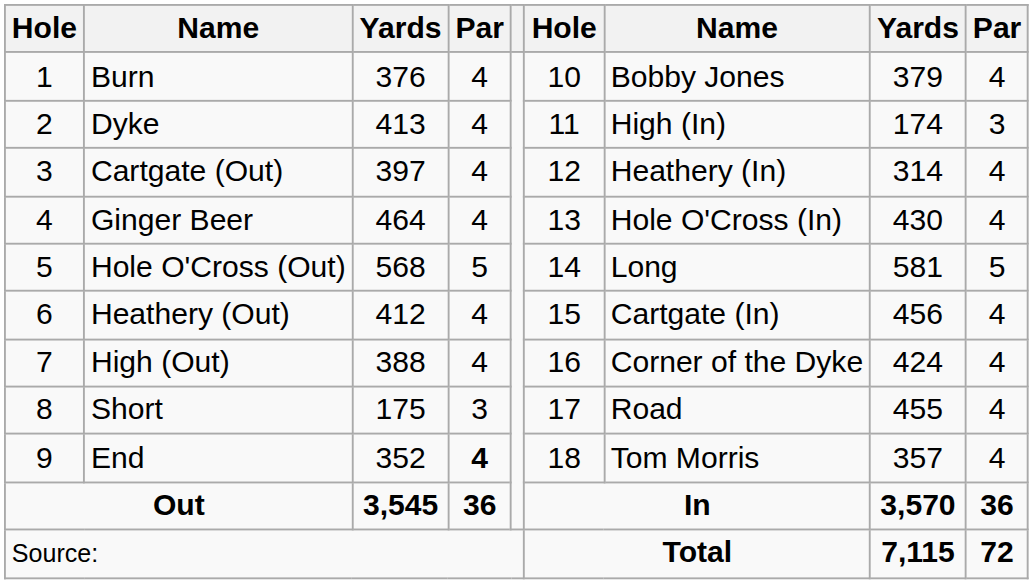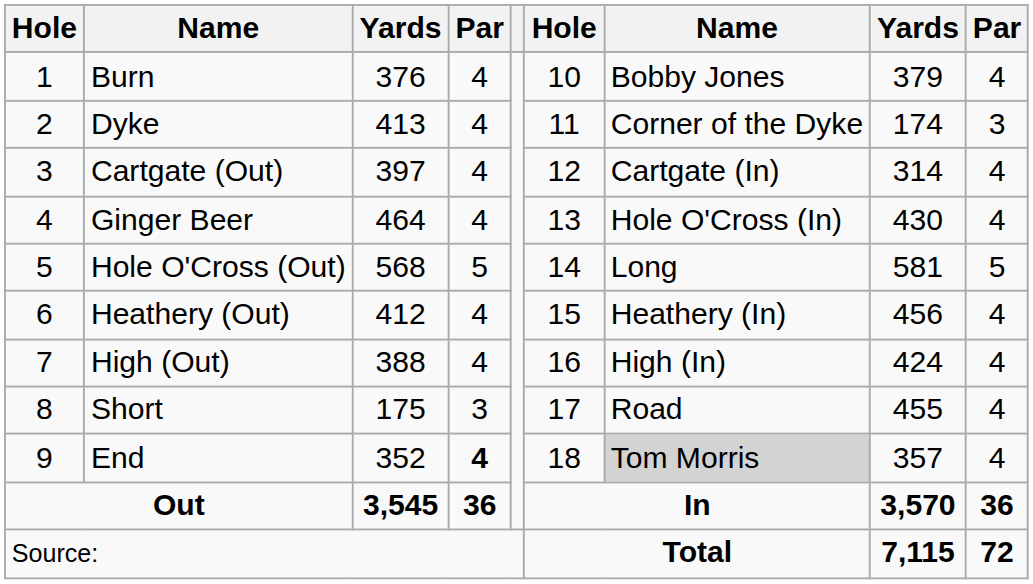(668, 123) High (In) -> (737, 123) Corner of the Dyke
(698, 171) Heathery (In) -> (695, 171) Cartgate (In)
(695, 314) Cartgate (In) -> (698, 314) Heathery (In)
(737, 362) Corner of the Dyke -> (668, 362) High (In)
(685, 457) no background -> (685, 457) lightgrey background
